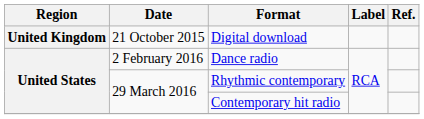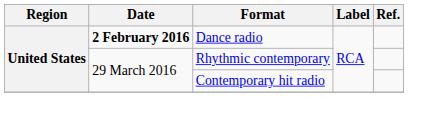- row: (259, 37)
(158, 59) normal -> (141, 37) bold
